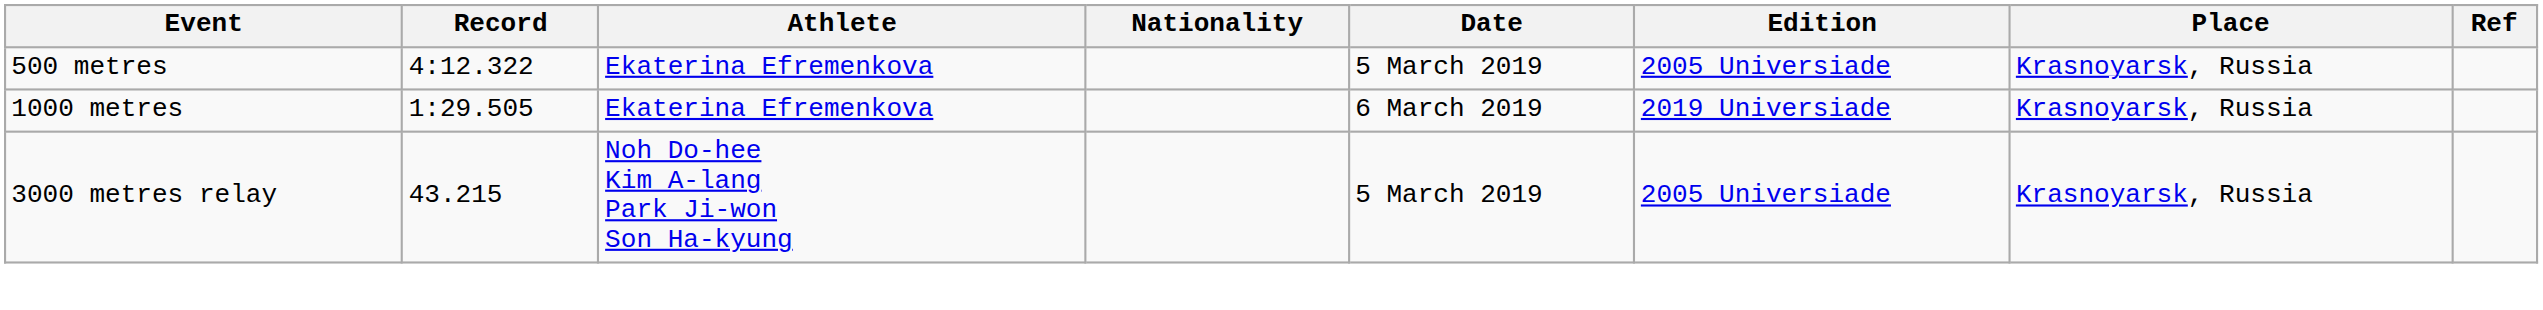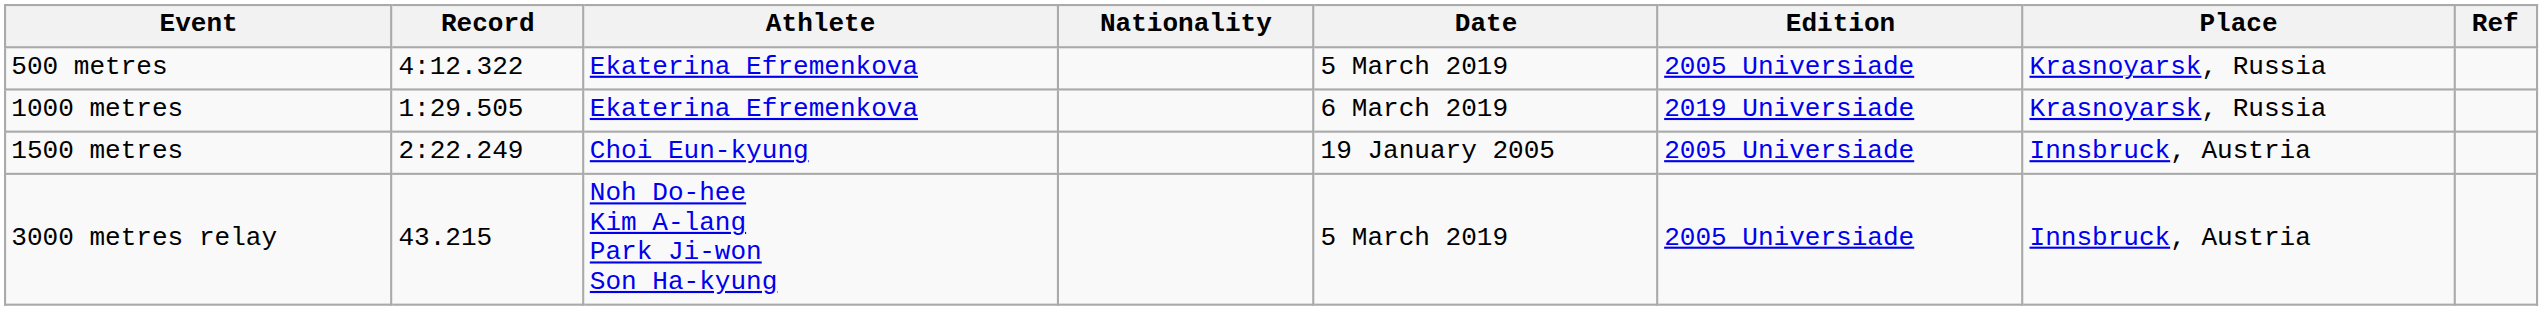+ row: (97, 153)
(2164, 197) Krasnoyarsk, Russia -> (2170, 239) Innsbruck, Austria
